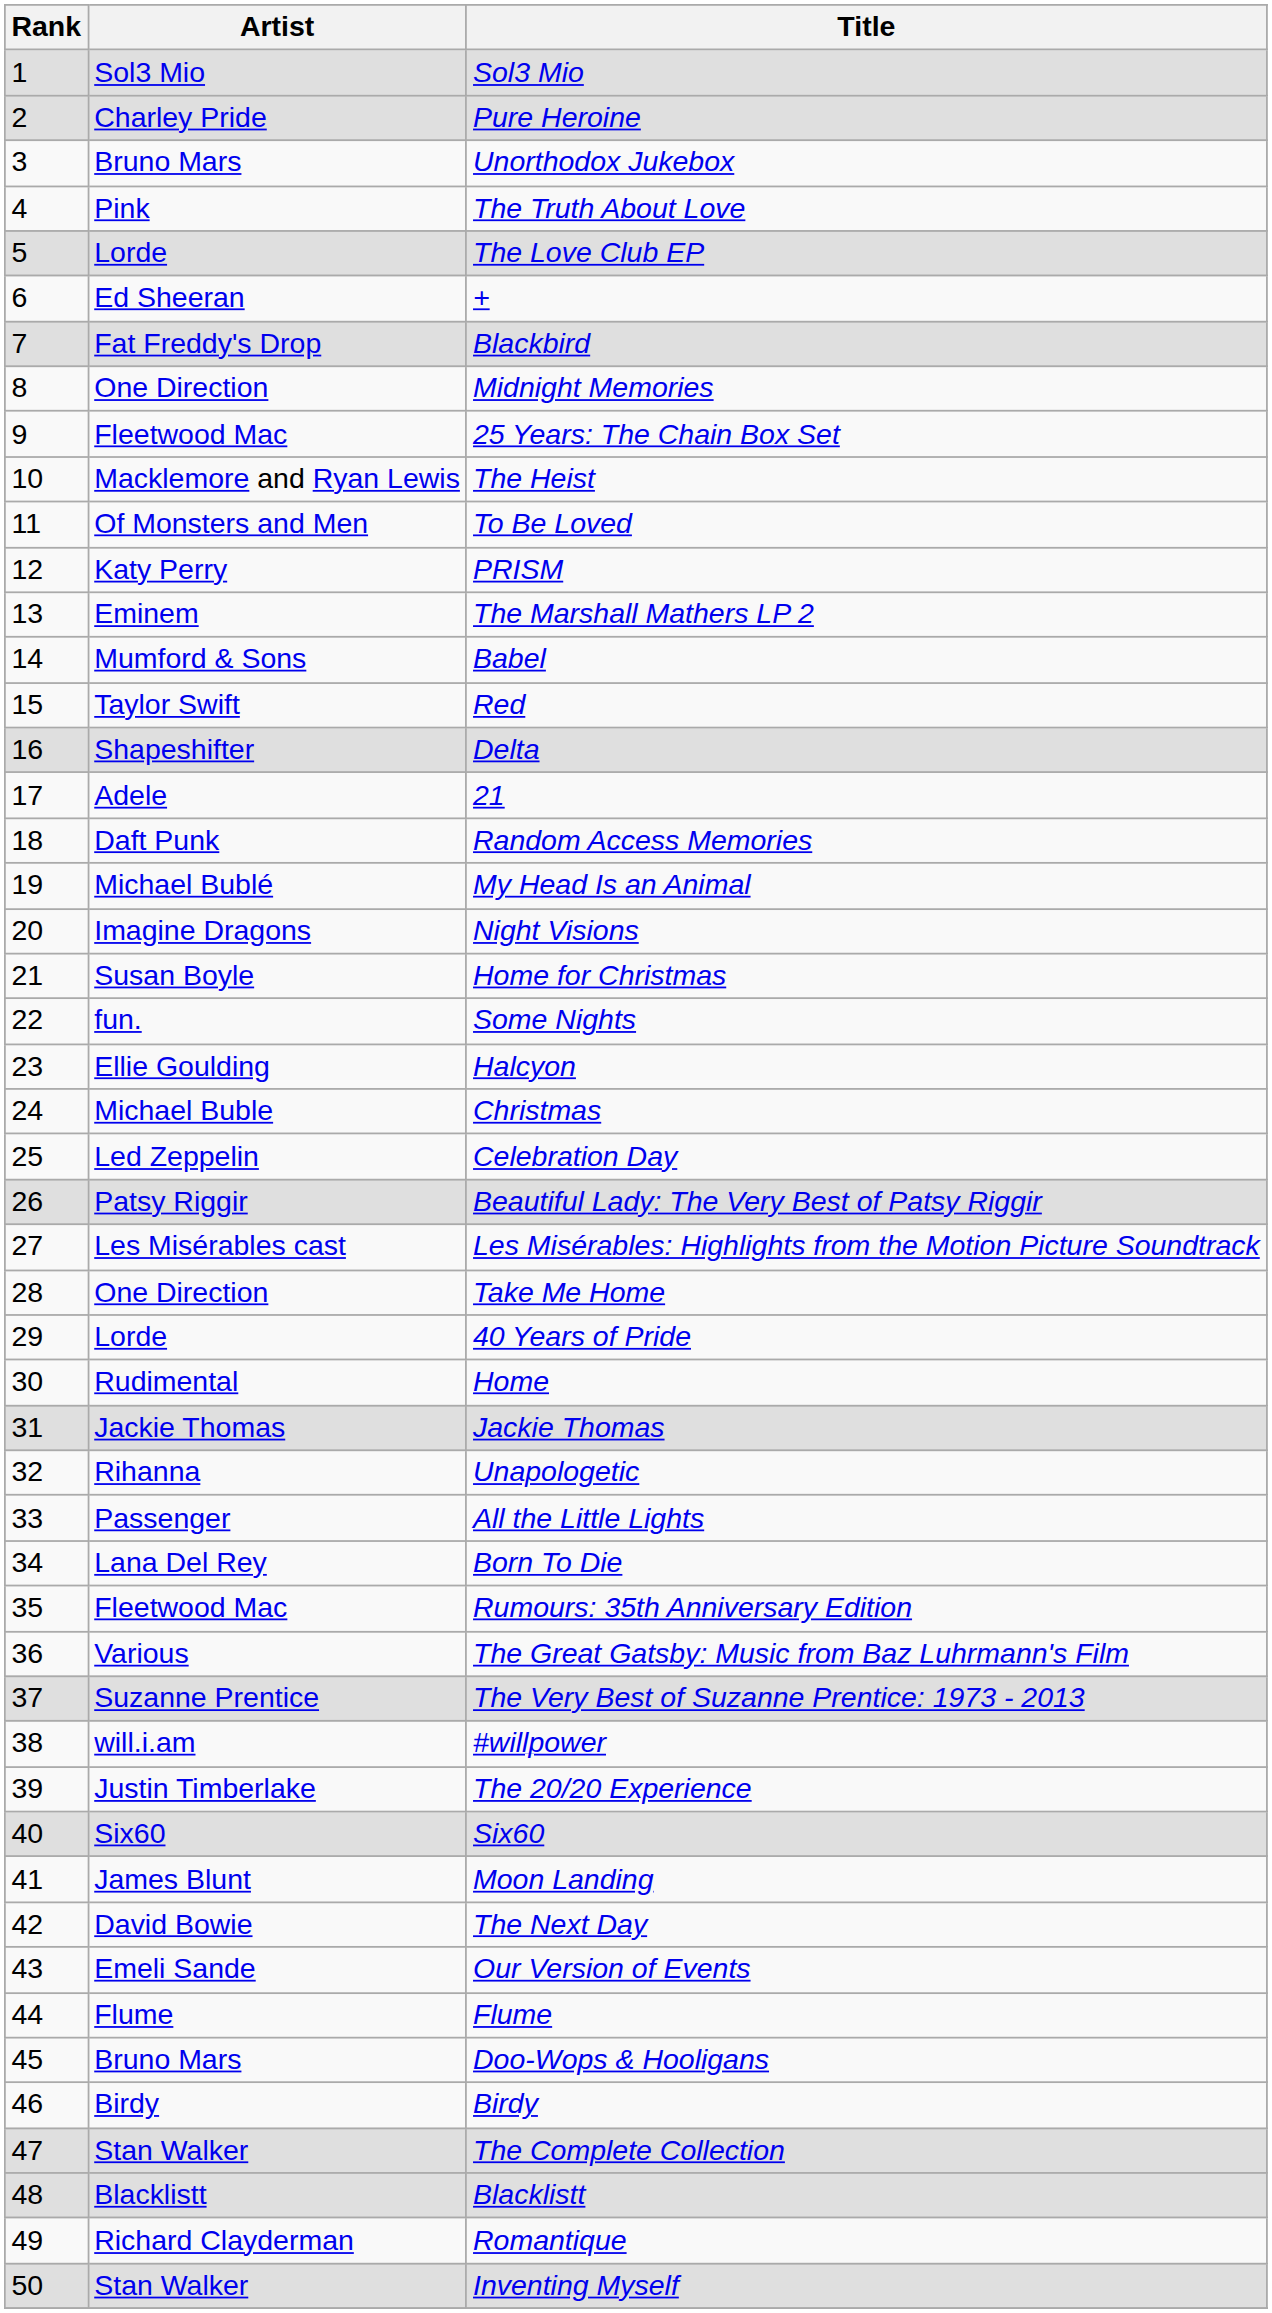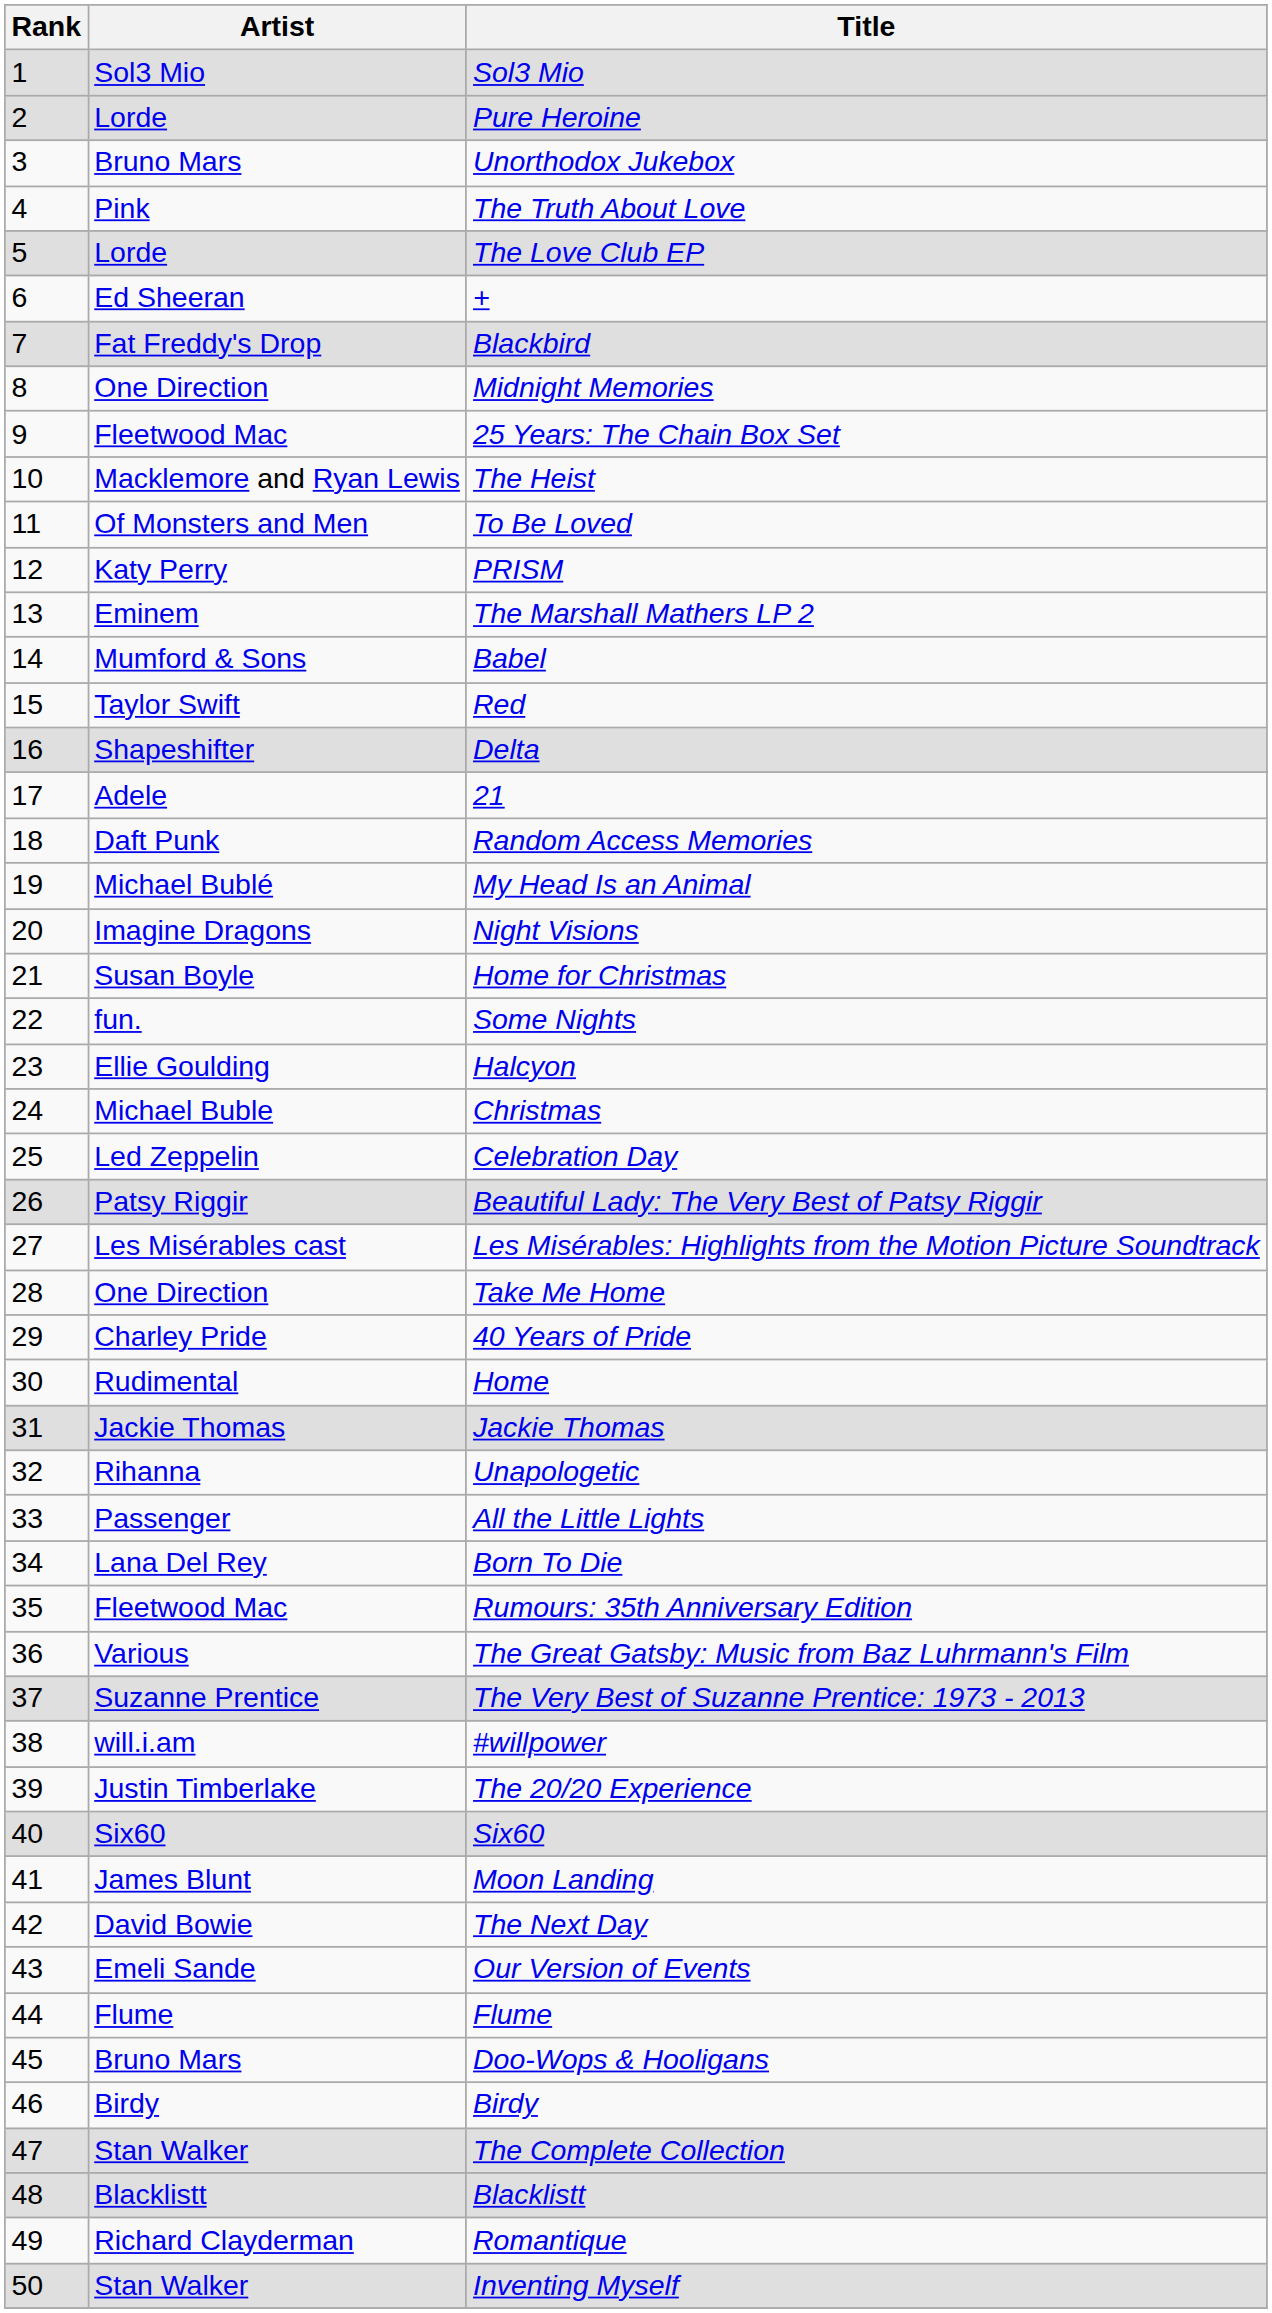(180, 117) Charley Pride -> (131, 117) Lorde
(131, 1336) Lorde -> (180, 1336) Charley Pride
